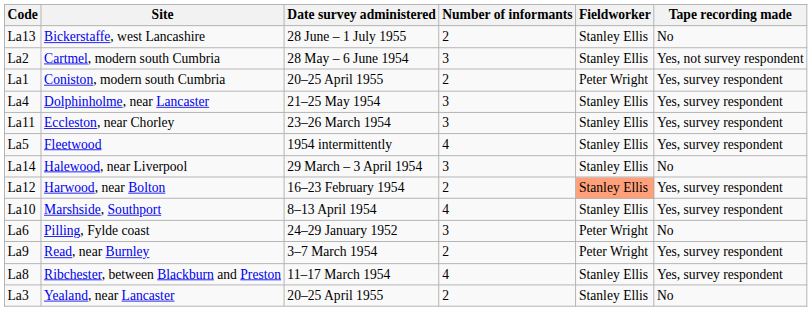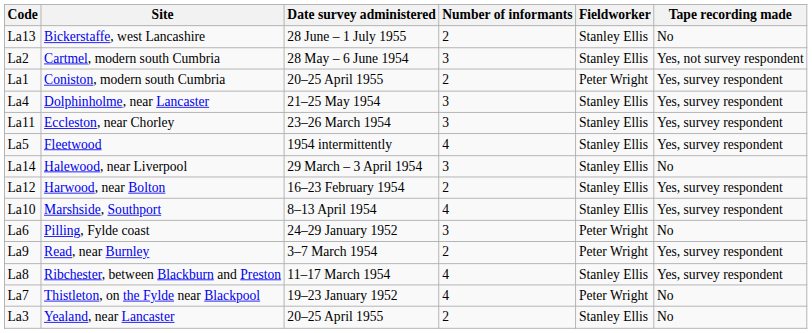(613, 187) lightsalmon background -> (613, 187) no background
+ row: (18, 295)
